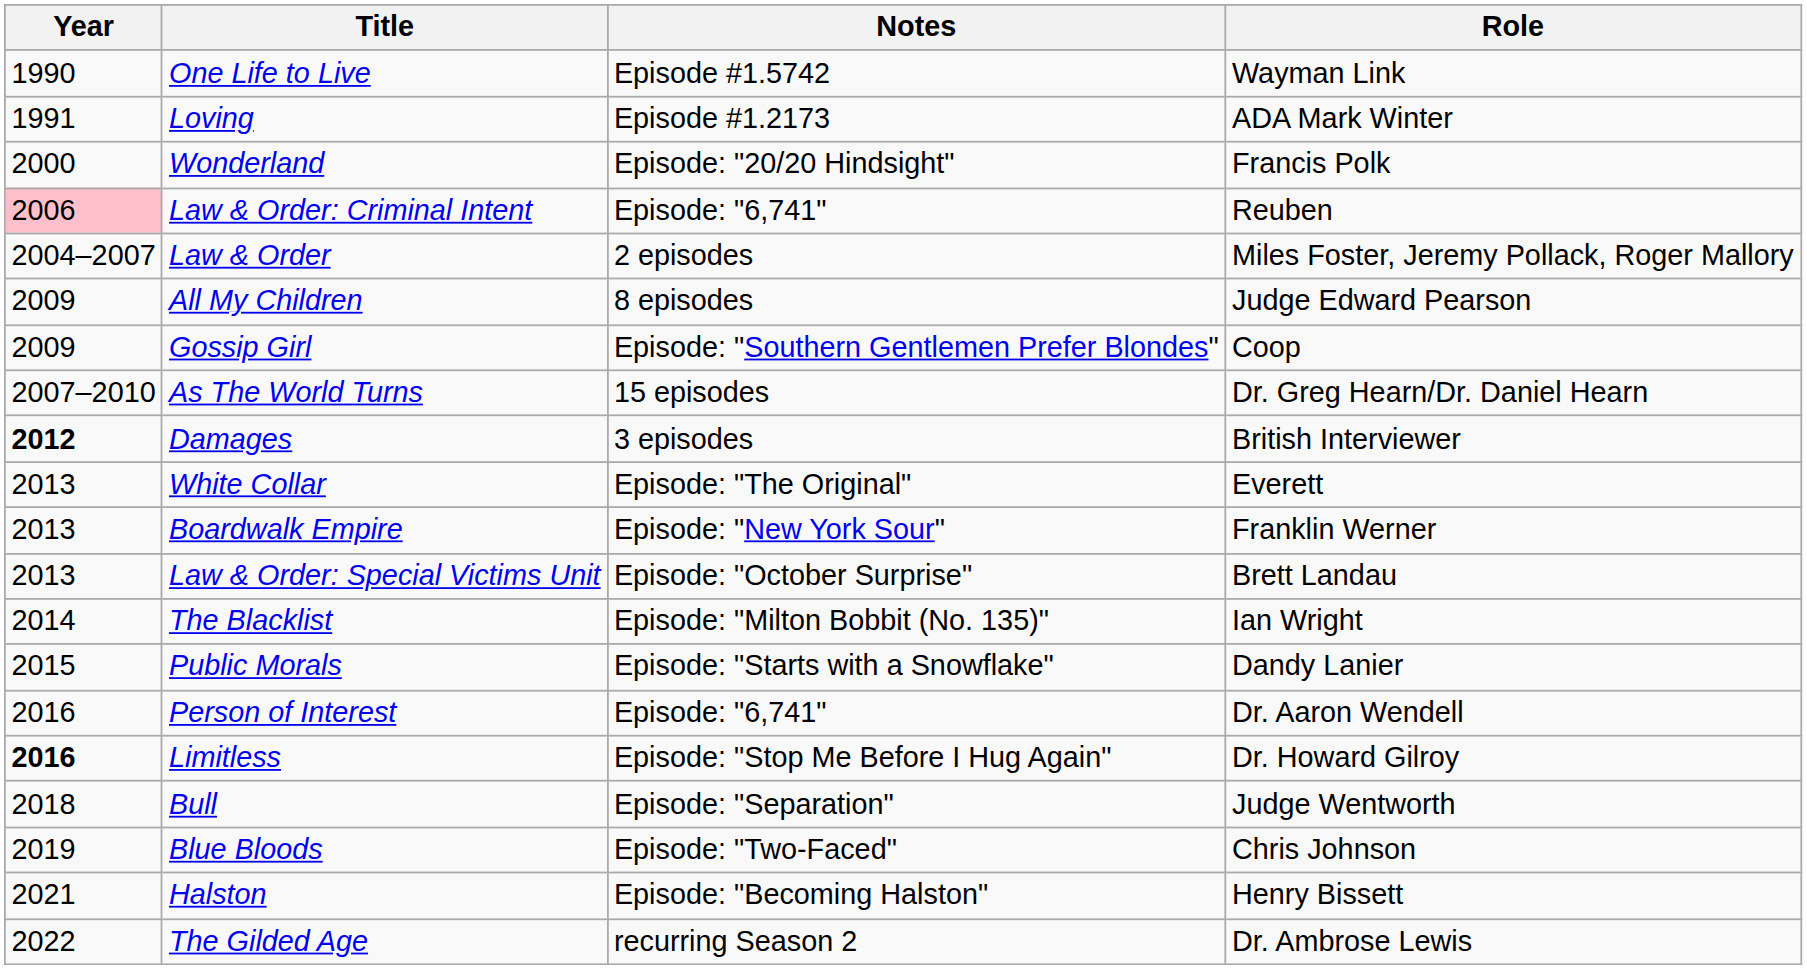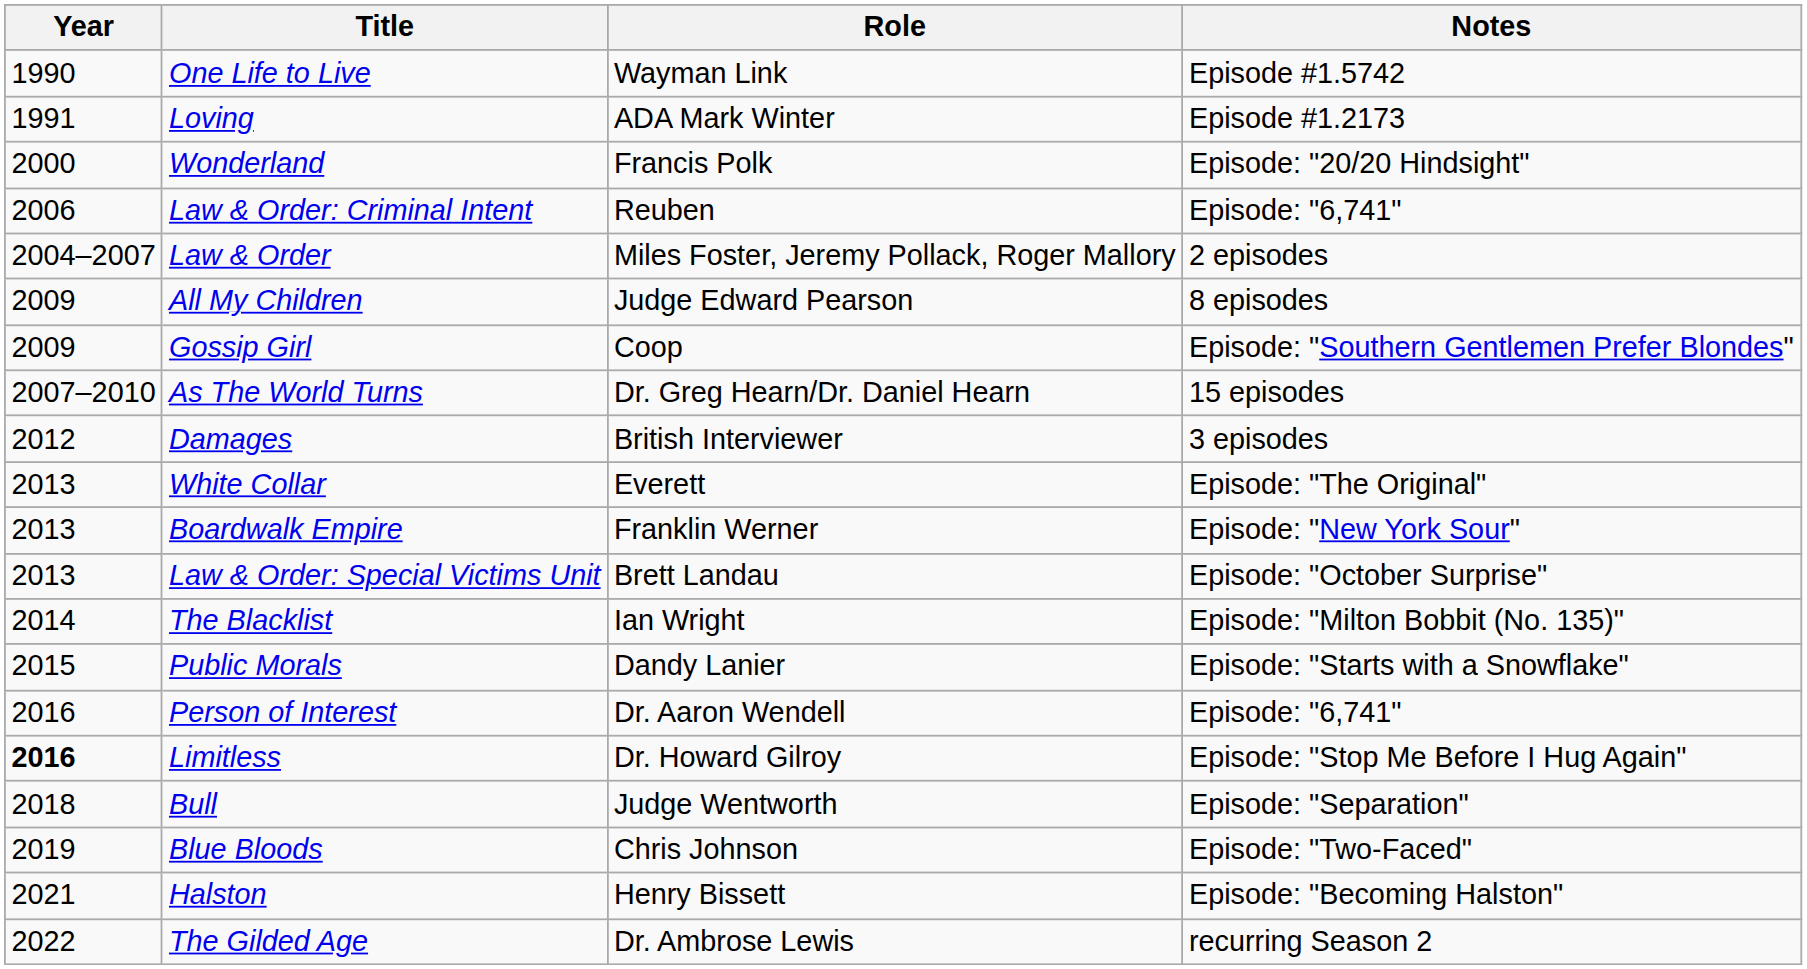columns swapped: (1513, 27) <-> (916, 27)
(44, 210) pink background -> (44, 210) no background
(44, 438) bold -> (44, 438) normal
